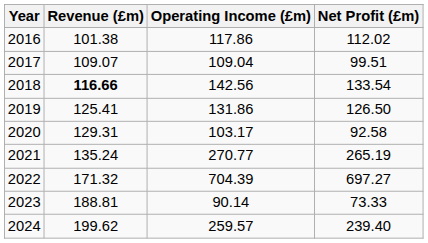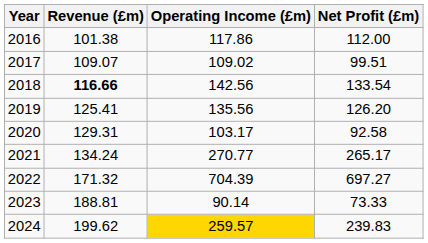(368, 39) 112.02 -> (368, 39) 112.00
(231, 62) 109.04 -> (231, 62) 109.02
(231, 109) 131.86 -> (231, 109) 135.56
(368, 109) 126.50 -> (368, 109) 126.20
(96, 156) 135.24 -> (96, 156) 134.24
(368, 156) 265.19 -> (368, 156) 265.17
(231, 226) no background -> (231, 226) gold background
(368, 226) 239.40 -> (368, 226) 239.83
